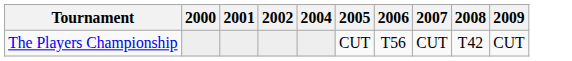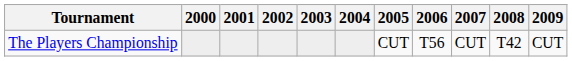+ column: (316, 17)
